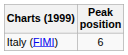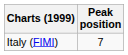(101, 42) 6 -> (101, 42) 7
